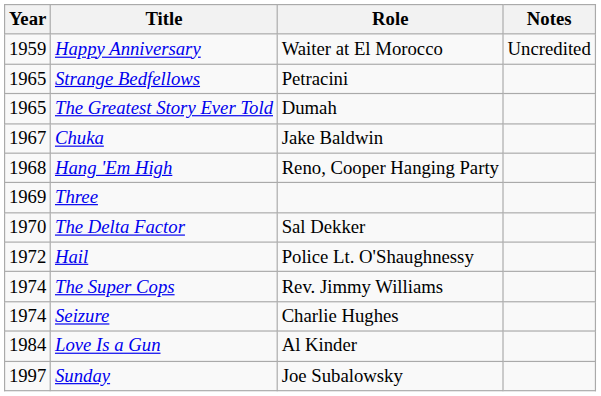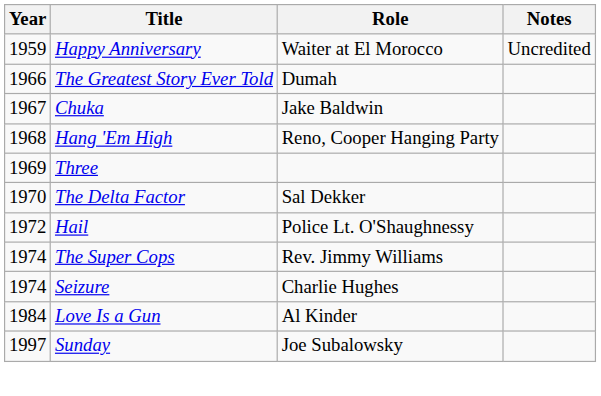- row: (127, 78)
(28, 108) 1965 -> (28, 78) 1966
